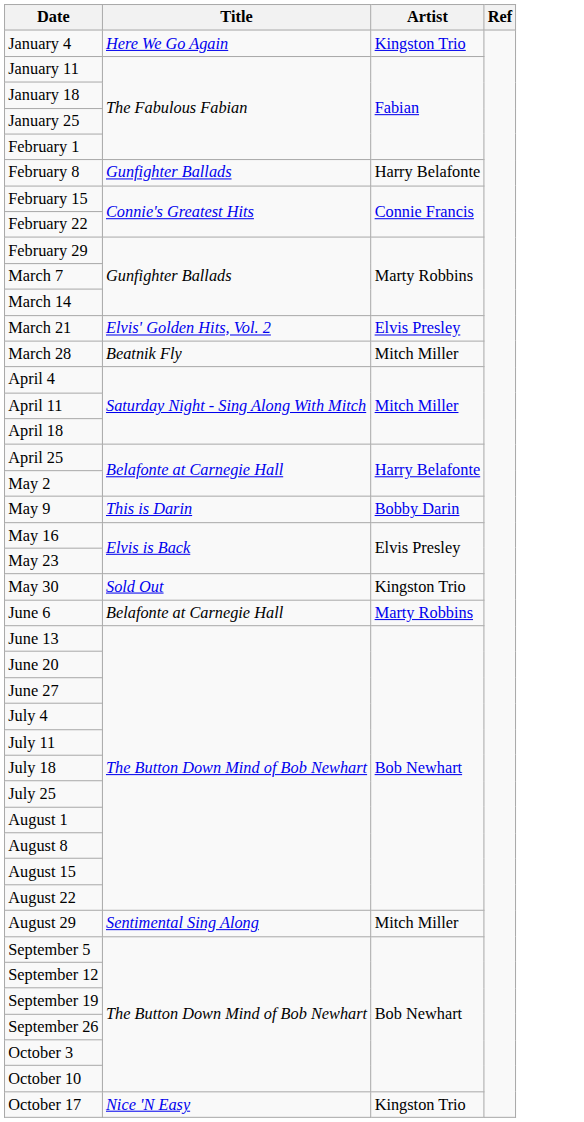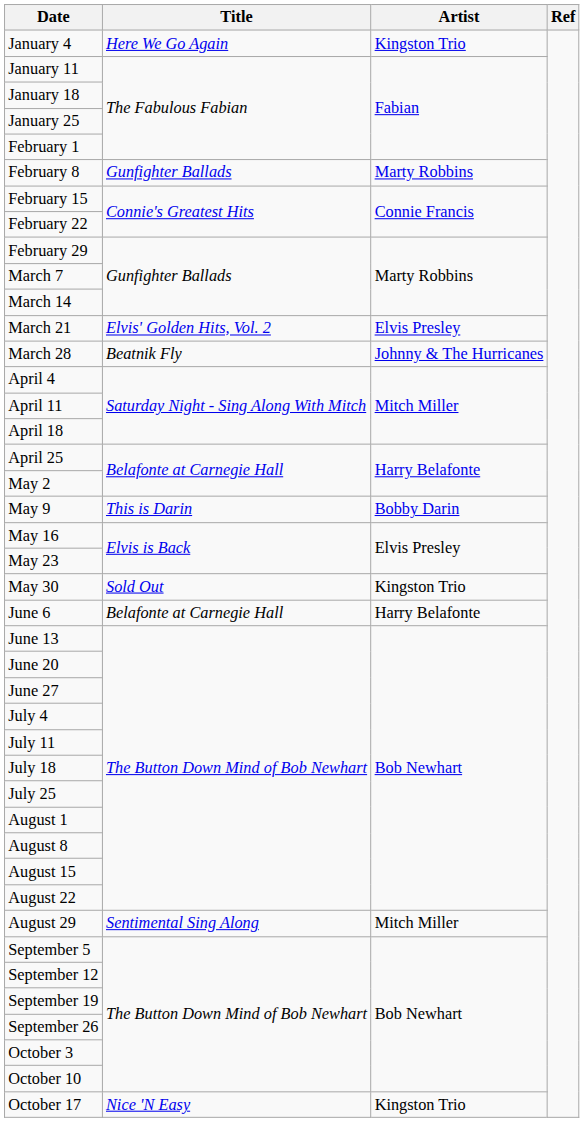(427, 172) Harry Belafonte -> (424, 172) Marty Robbins
(417, 353) Mitch Miller -> (459, 353) Johnny & The Hurricanes
(424, 612) Marty Robbins -> (427, 612) Harry Belafonte
